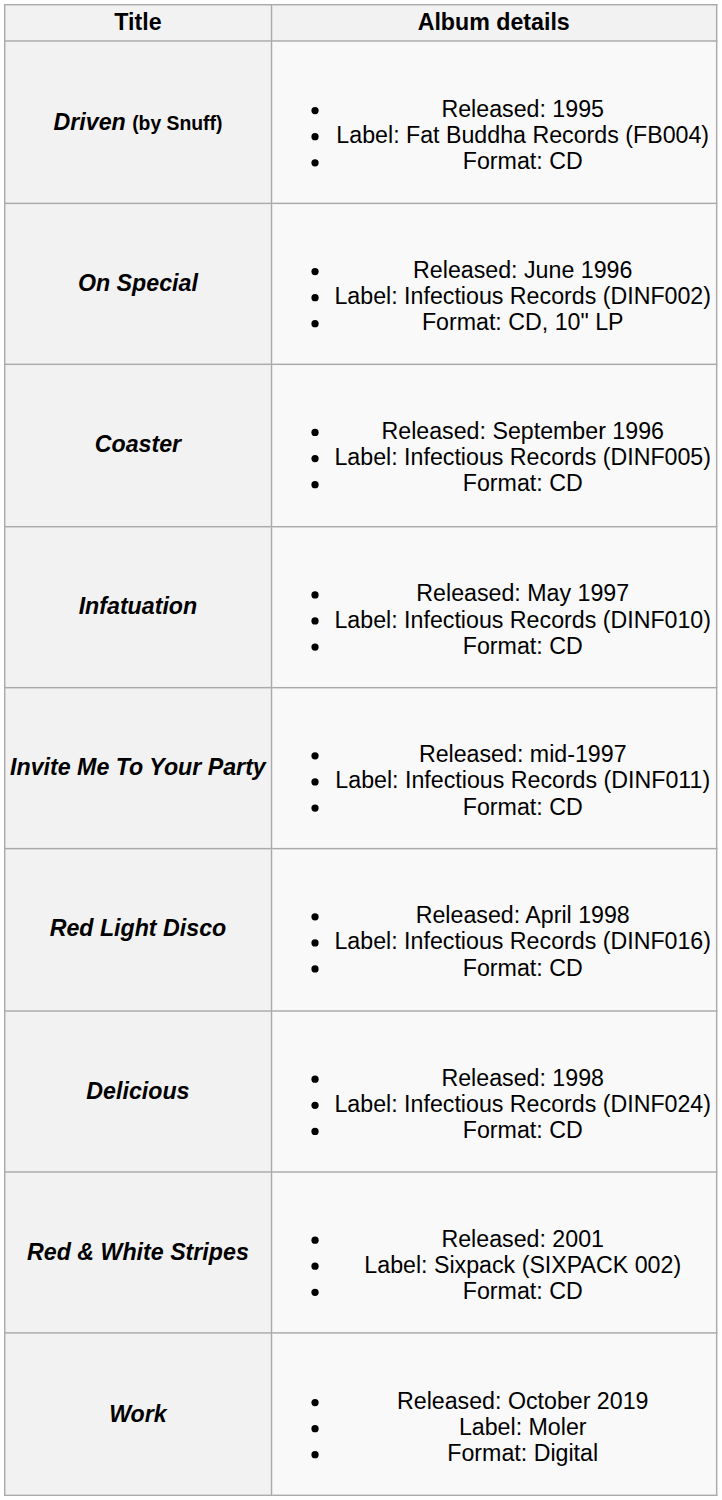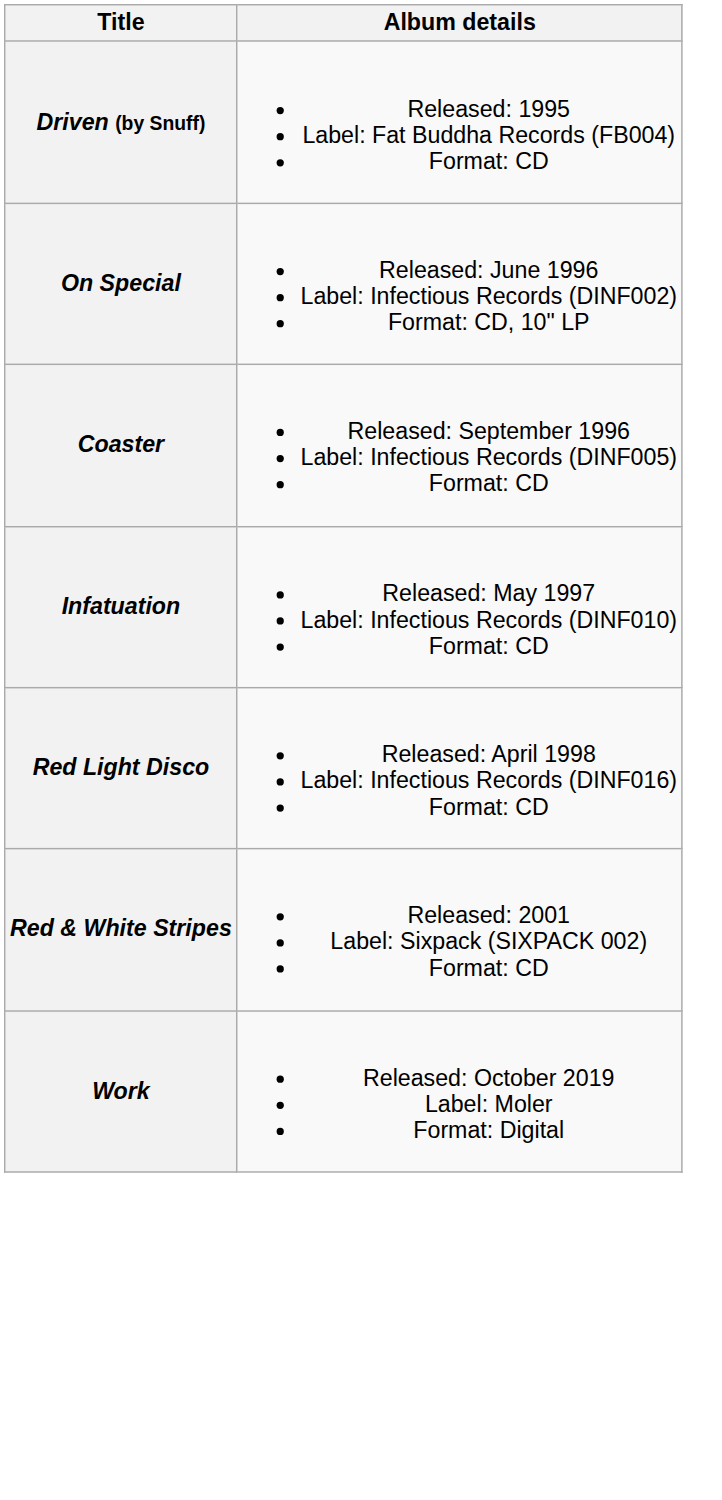- row: (138, 768)
- row: (138, 1091)
